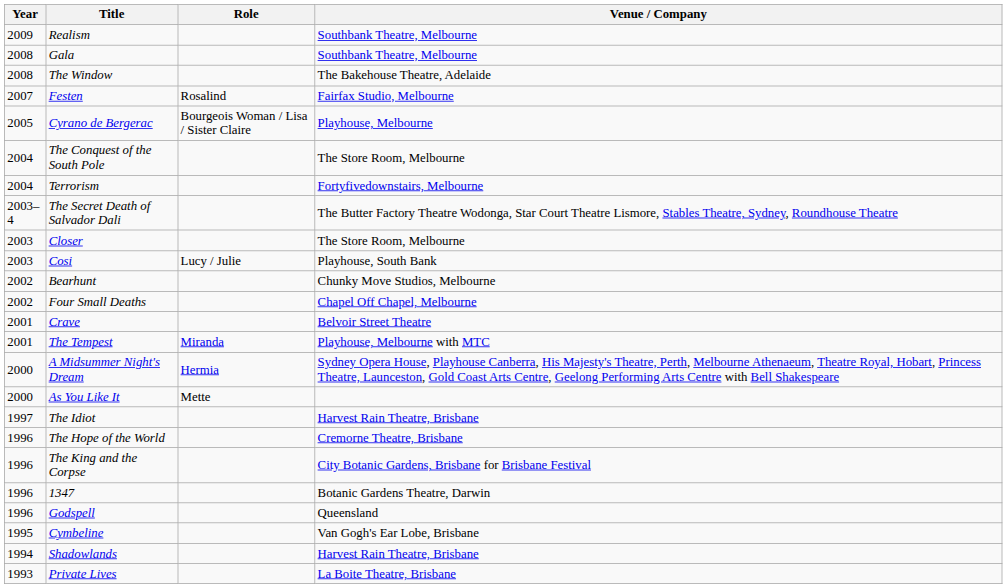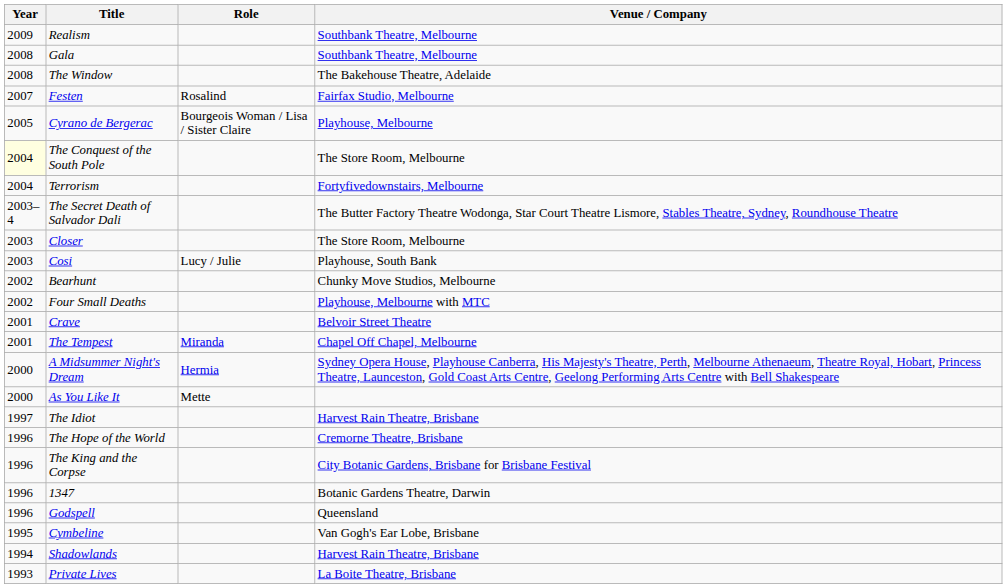(20, 158) no background -> (20, 158) lightyellow background
(397, 301) Chapel Off Chapel, Melbourne -> (404, 301) Playhouse, Melbourne with MTC
(404, 342) Playhouse, Melbourne with MTC -> (397, 342) Chapel Off Chapel, Melbourne
